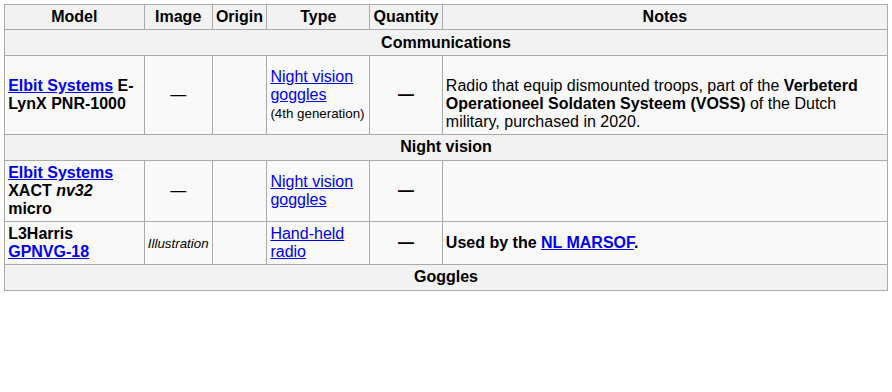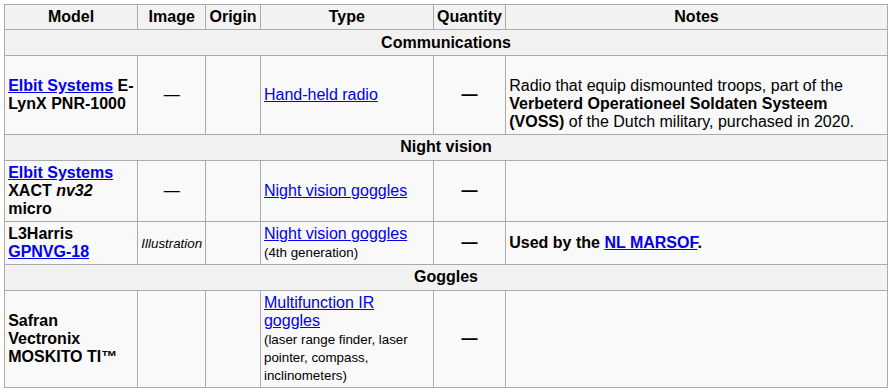(317, 94) Night vision goggles (4th generation) -> (321, 94) Hand-held radio
(307, 243) Hand-held radio -> (336, 243) Night vision goggles (4th generation)
+ row: (63, 338)
